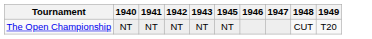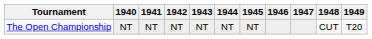+ column: (227, 12)
